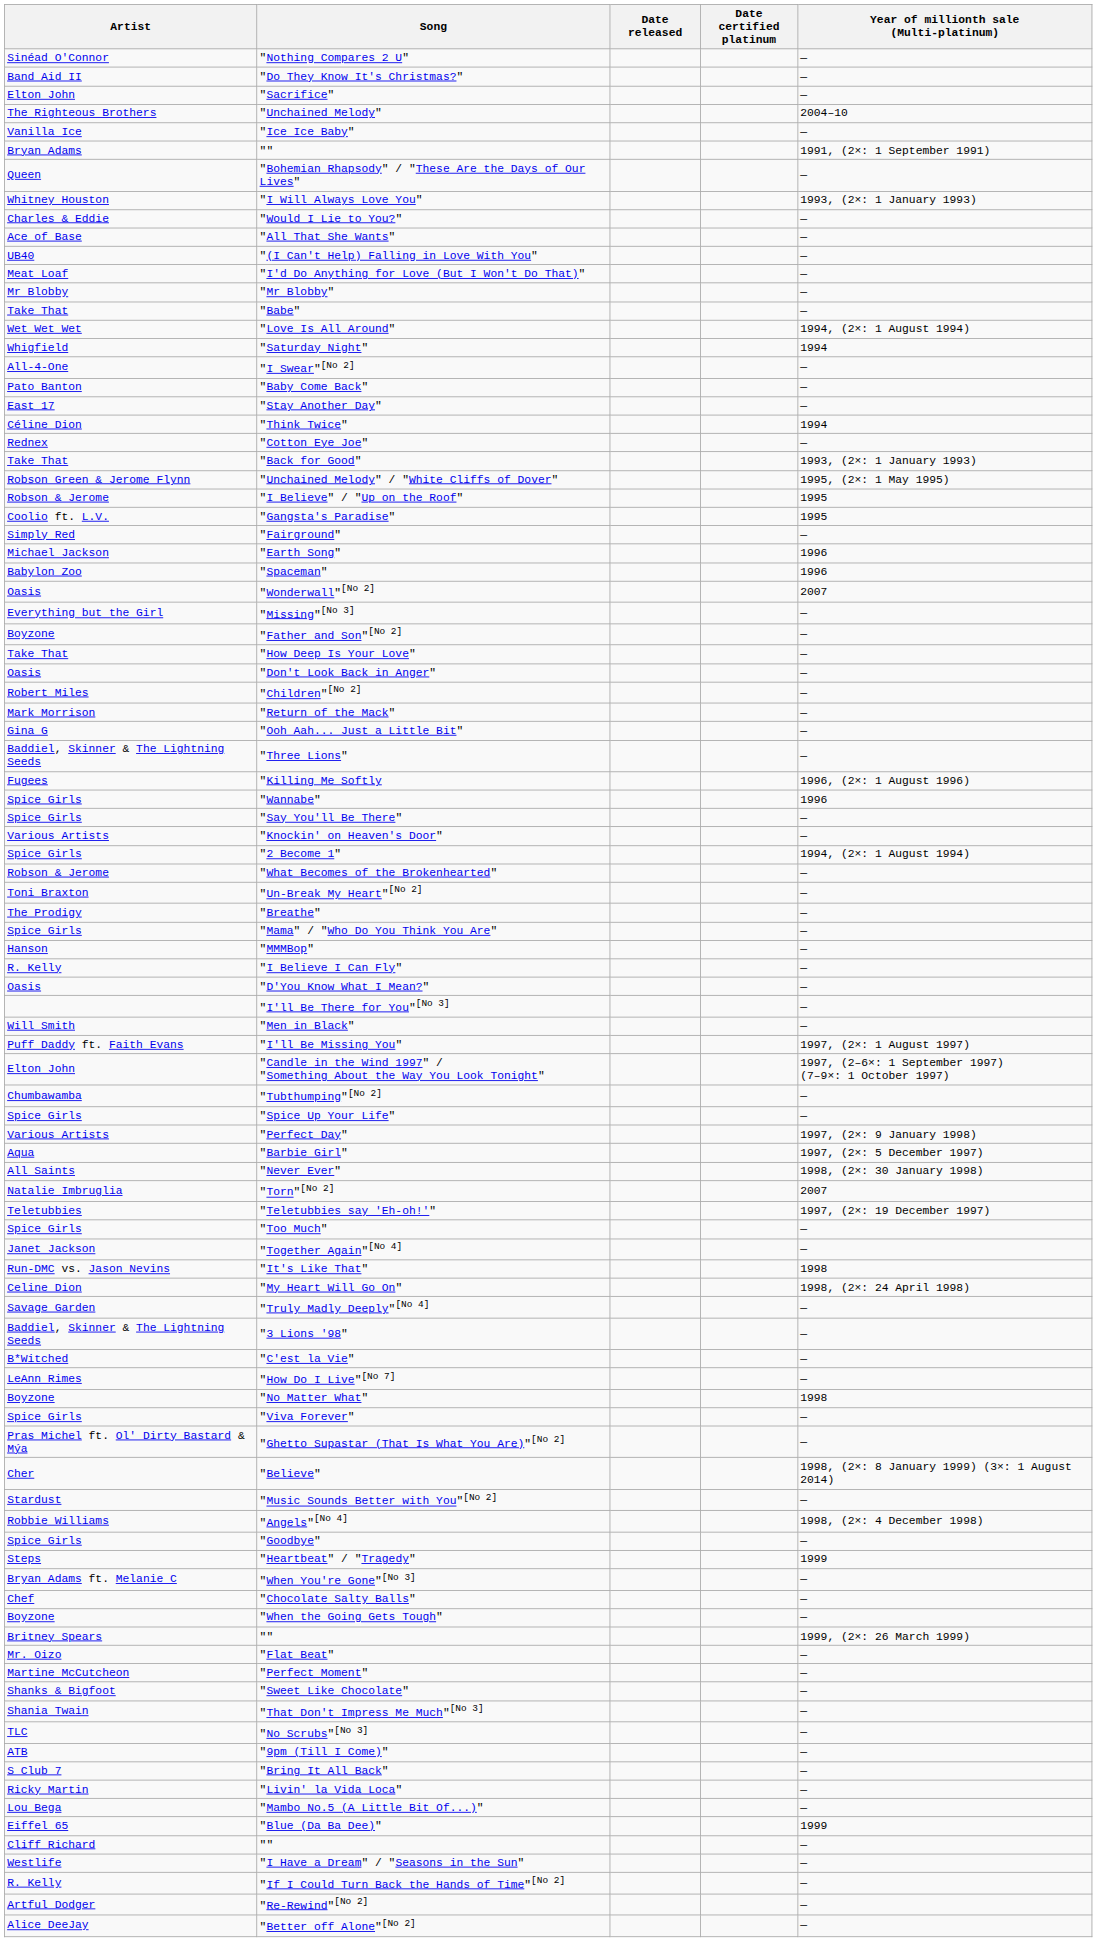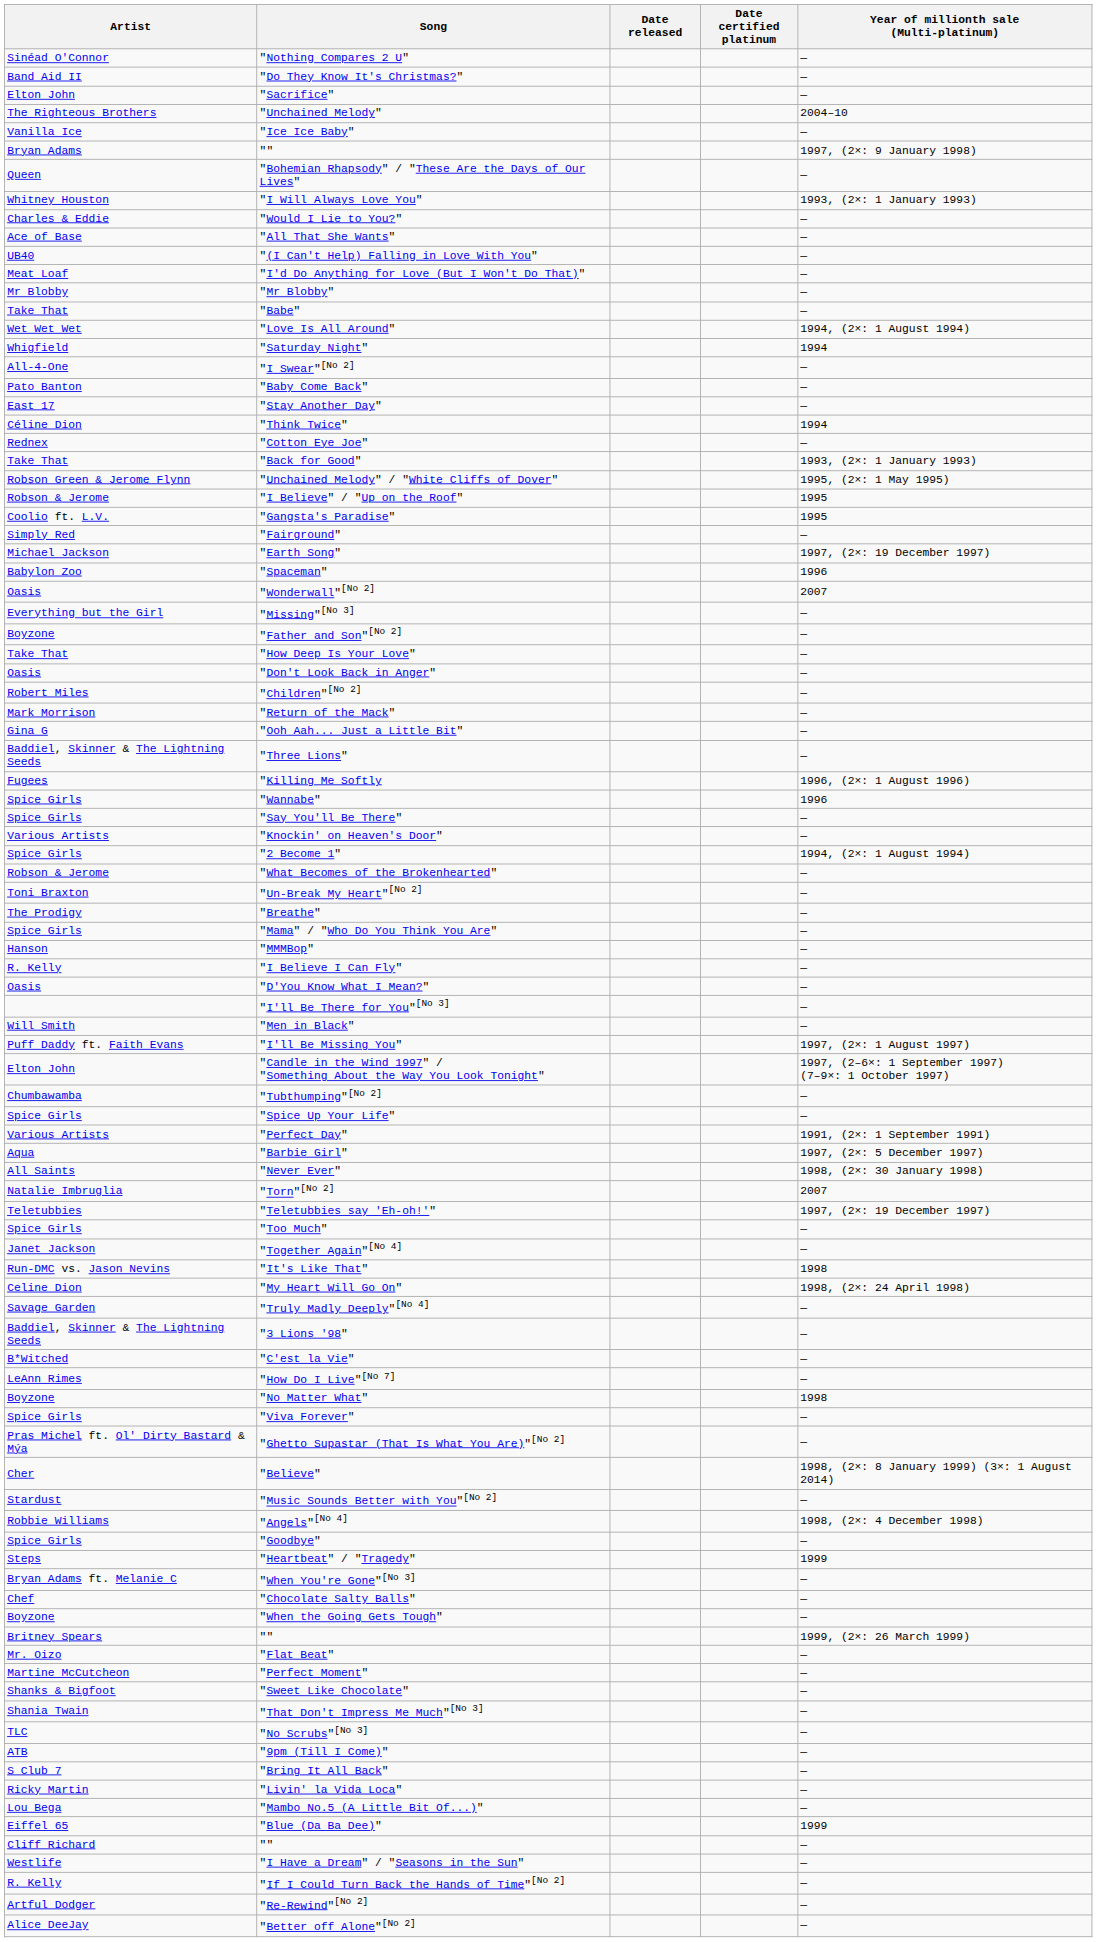(895, 150) 1991, (2×: 1 September 1991) -> (888, 150) 1997, (2×: 9 January 1998)
(814, 553) 1996 -> (895, 553) 1997, (2×: 19 December 1997)
(888, 1134) 1997, (2×: 9 January 1998) -> (895, 1134) 1991, (2×: 1 September 1991)
